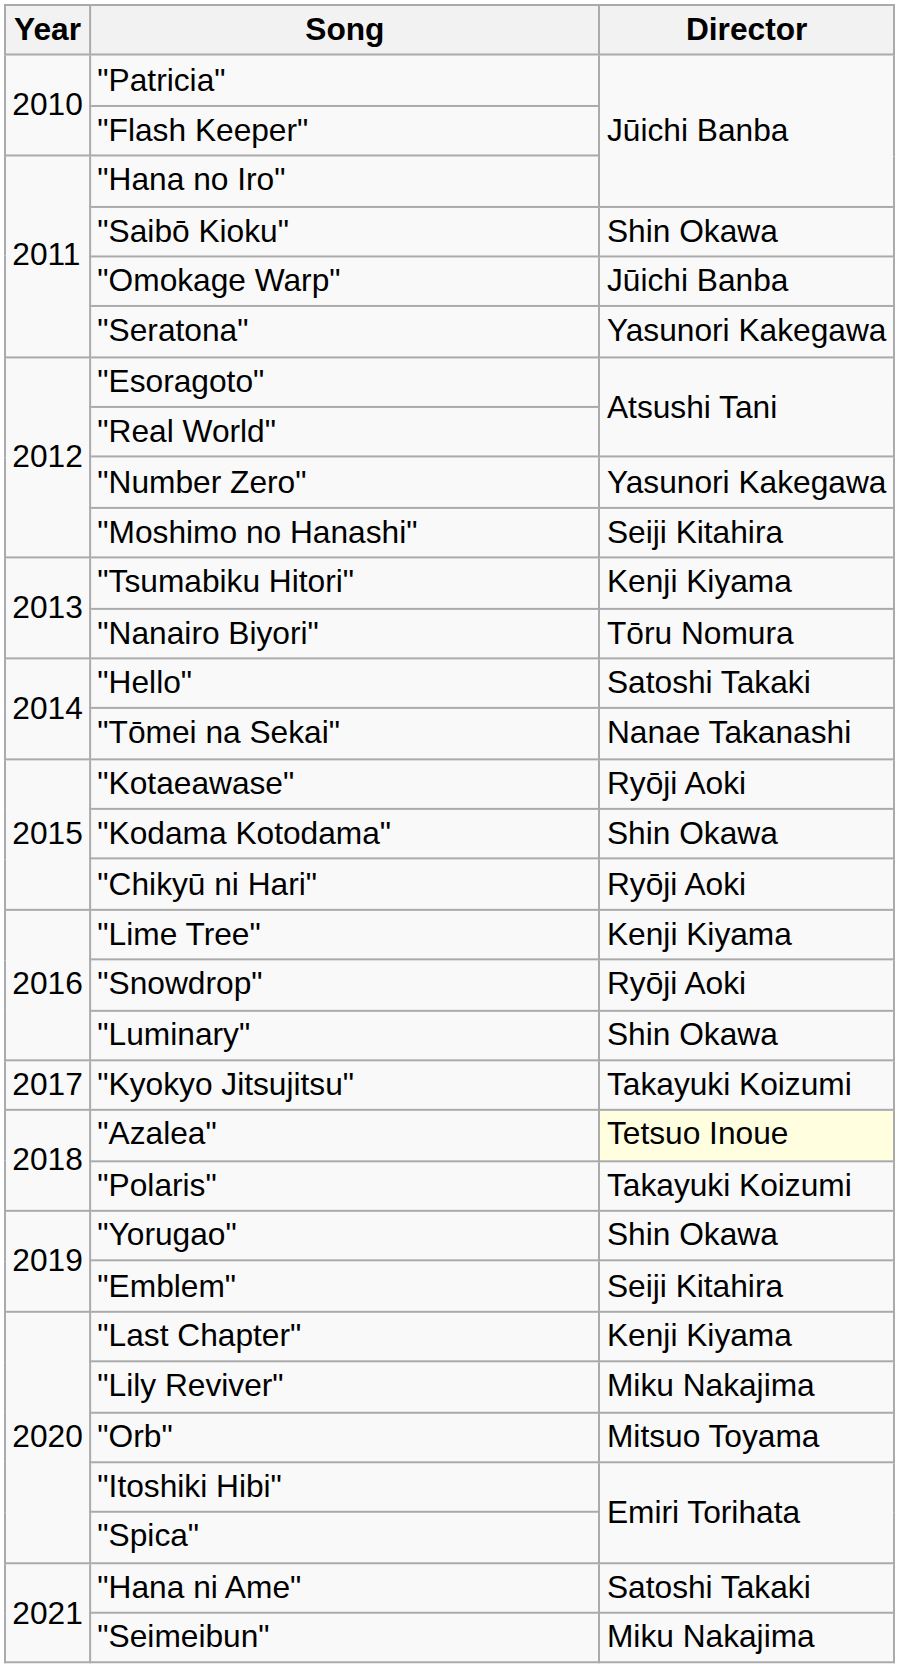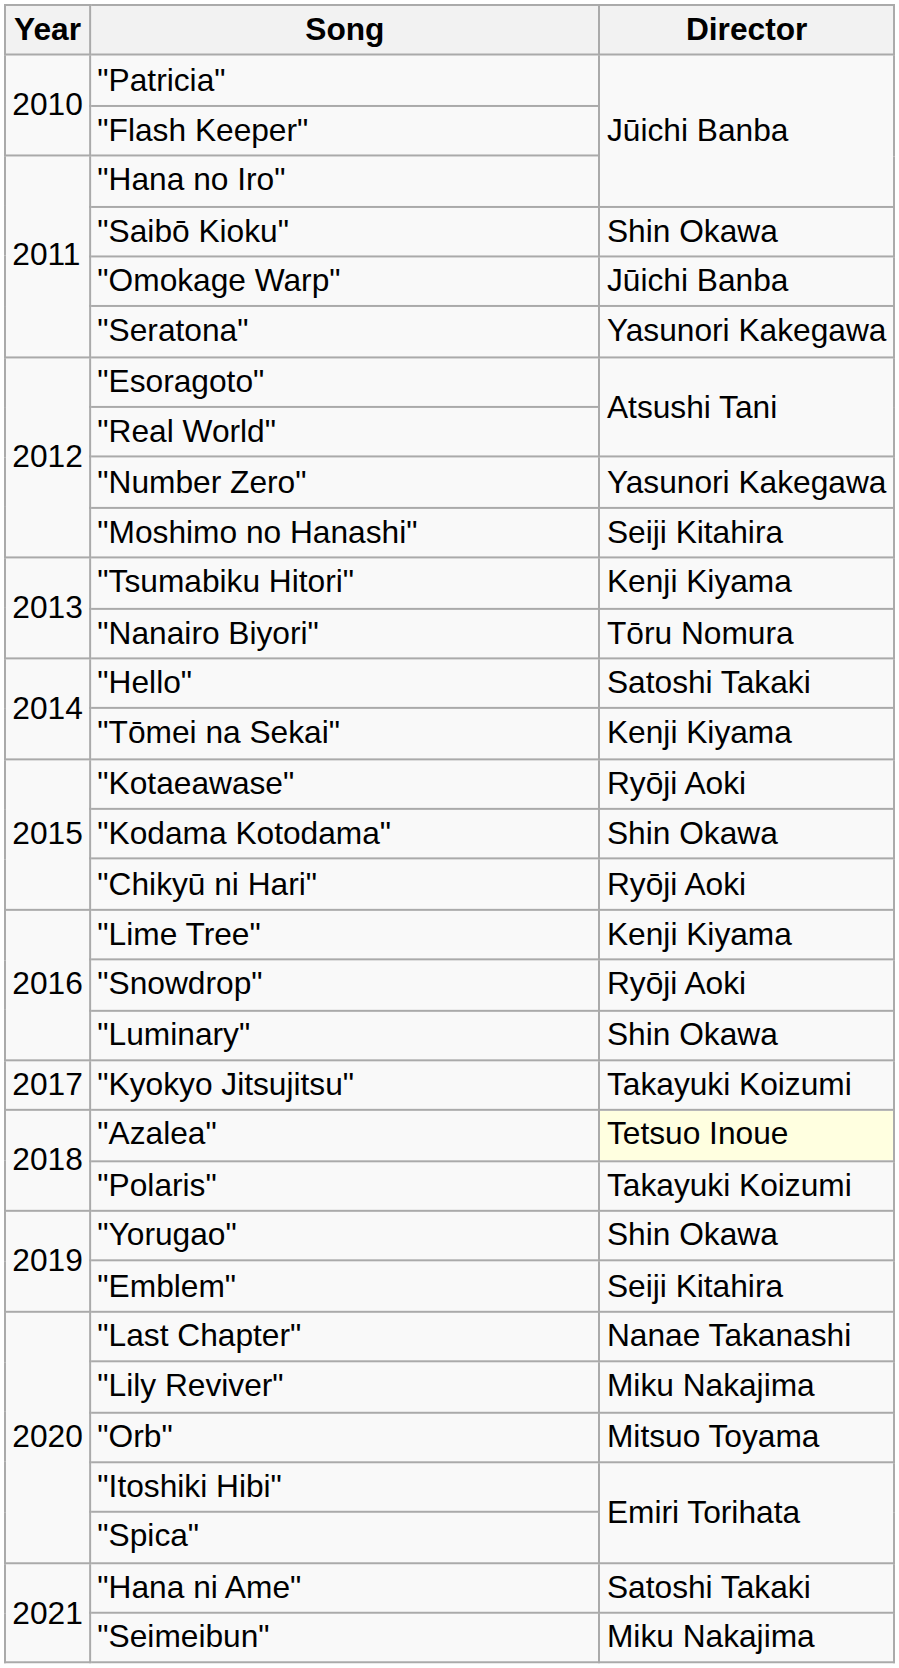(729, 733) Nanae Takanashi -> (699, 733) Kenji Kiyama
(699, 1335) Kenji Kiyama -> (729, 1335) Nanae Takanashi
